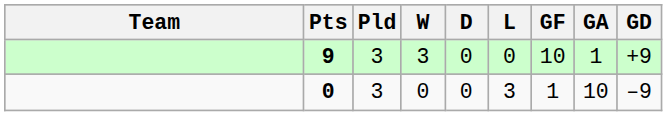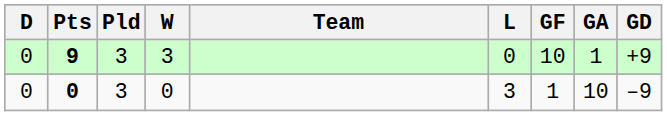columns swapped: (154, 22) <-> (466, 22)
